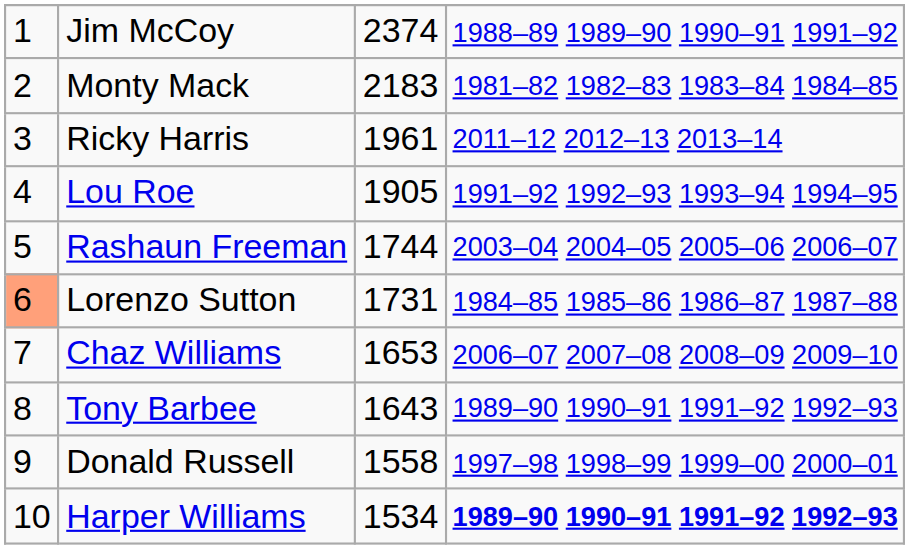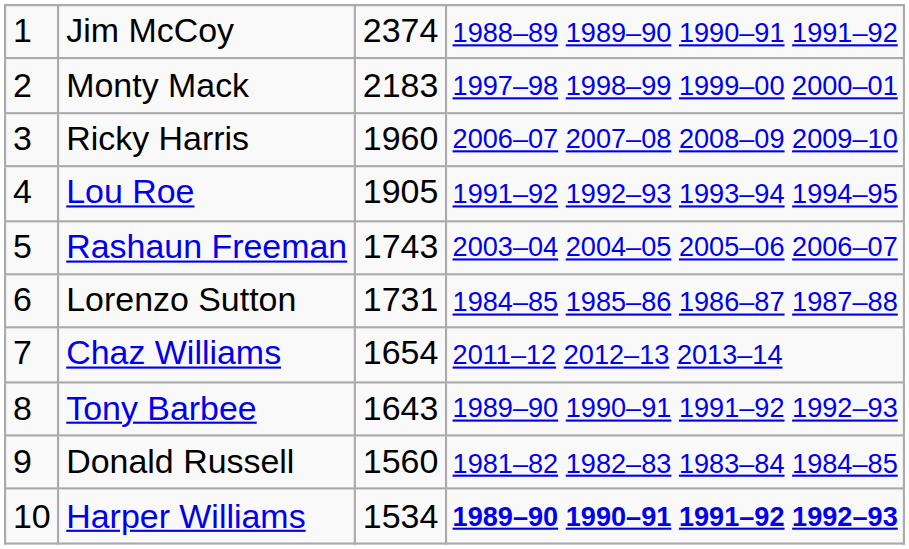(675, 86) 1981–82 1982–83 1983–84 1984–85 -> (675, 86) 1997–98 1998–99 1999–00 2000–01
(401, 138) 1961 -> (401, 138) 1960
(618, 140) 2011–12 2012–13 2013–14 -> (675, 140) 2006–07 2007–08 2008–09 2009–10
(401, 246) 1744 -> (401, 246) 1743
(22, 300) lightsalmon background -> (22, 300) no background
(401, 354) 1653 -> (401, 354) 1654
(675, 355) 2006–07 2007–08 2008–09 2009–10 -> (618, 355) 2011–12 2012–13 2013–14
(401, 461) 1558 -> (401, 461) 1560
(675, 462) 1997–98 1998–99 1999–00 2000–01 -> (675, 462) 1981–82 1982–83 1983–84 1984–85
